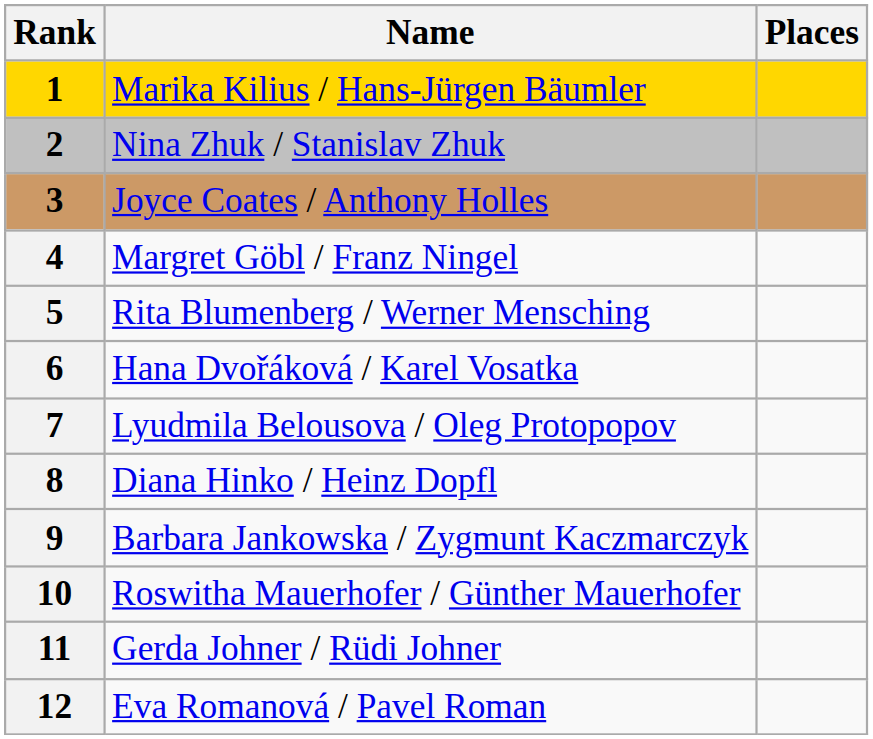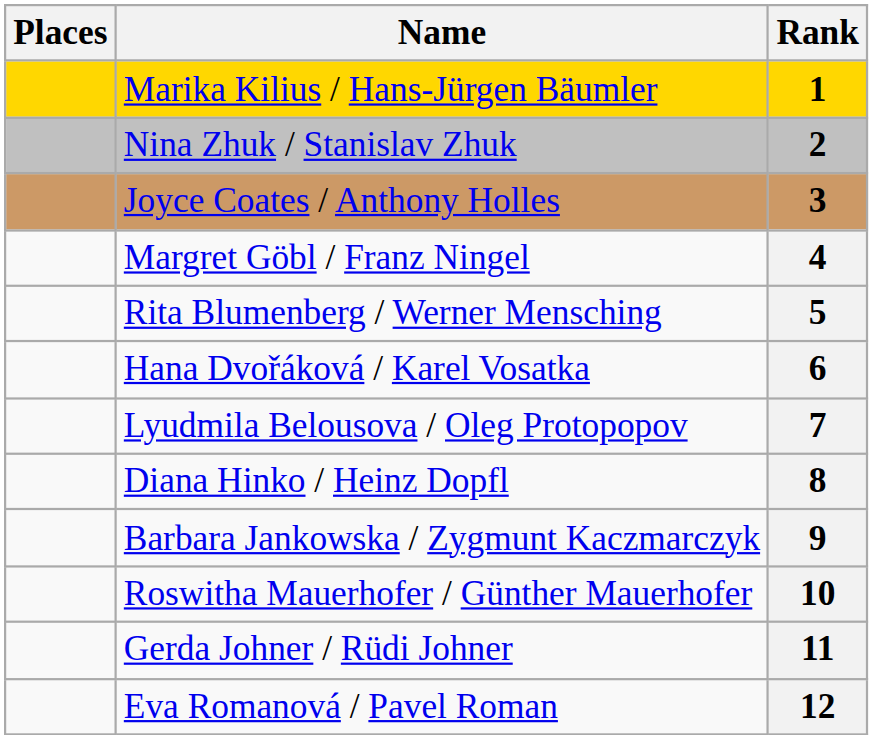columns swapped: (55, 32) <-> (812, 32)
